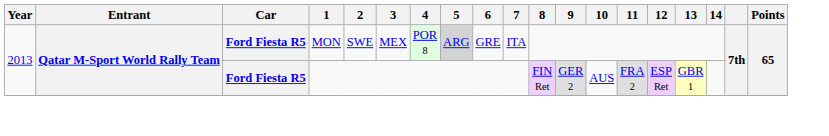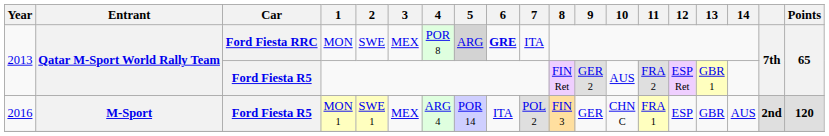(266, 42) Ford Fiesta R5 -> (272, 42) Ford Fiesta RRC
(488, 42) normal -> (503, 42) bold
+ row: (20, 113)
